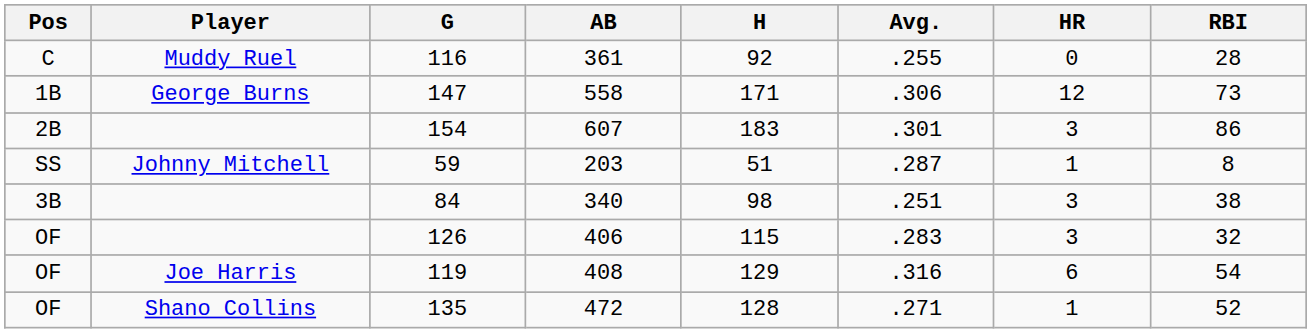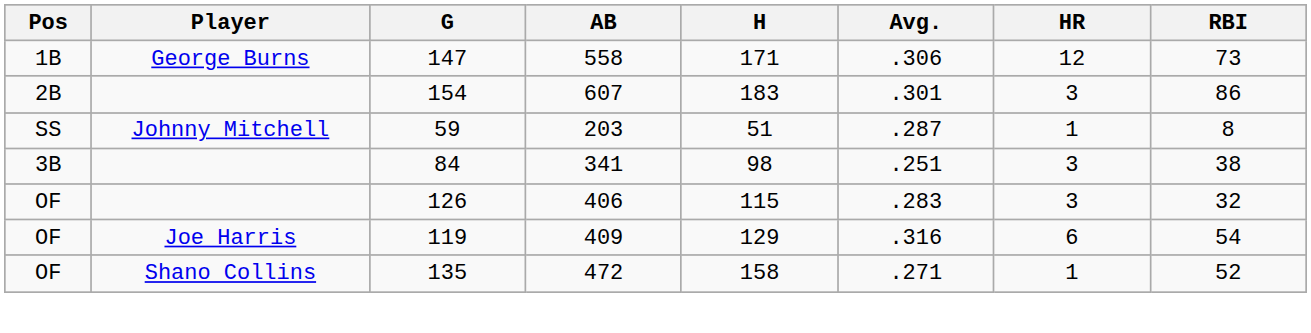- row: (447, 59)
(603, 202) 340 -> (603, 166) 341
(603, 273) 408 -> (603, 238) 409
(760, 309) 128 -> (760, 273) 158
